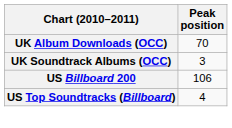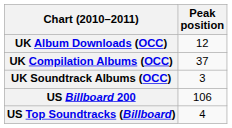(202, 43) 70 -> (202, 43) 12
+ row: (91, 61)
